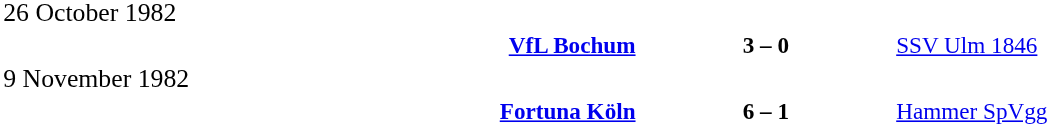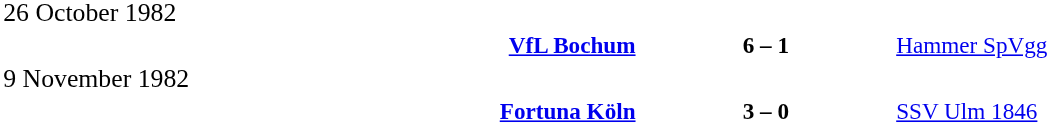(766, 45) 3 – 0 -> (766, 45) 6 – 1
(967, 45) SSV Ulm 1846 -> (972, 45) Hammer SpVgg
(766, 111) 6 – 1 -> (766, 111) 3 – 0
(972, 111) Hammer SpVgg -> (967, 111) SSV Ulm 1846
